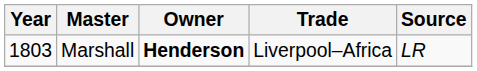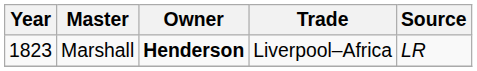(31, 50) 1803 -> (31, 50) 1823
